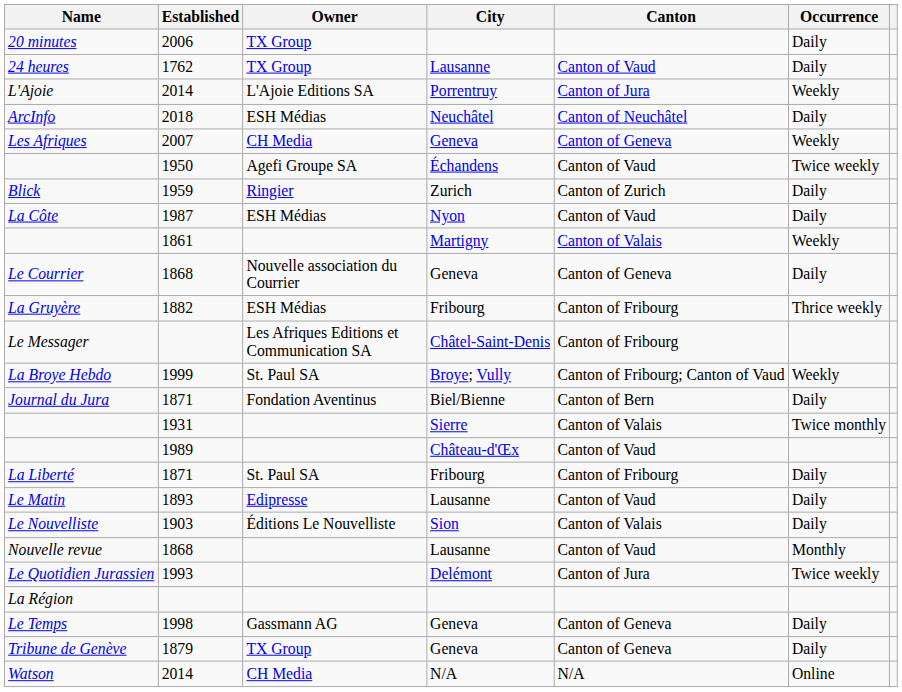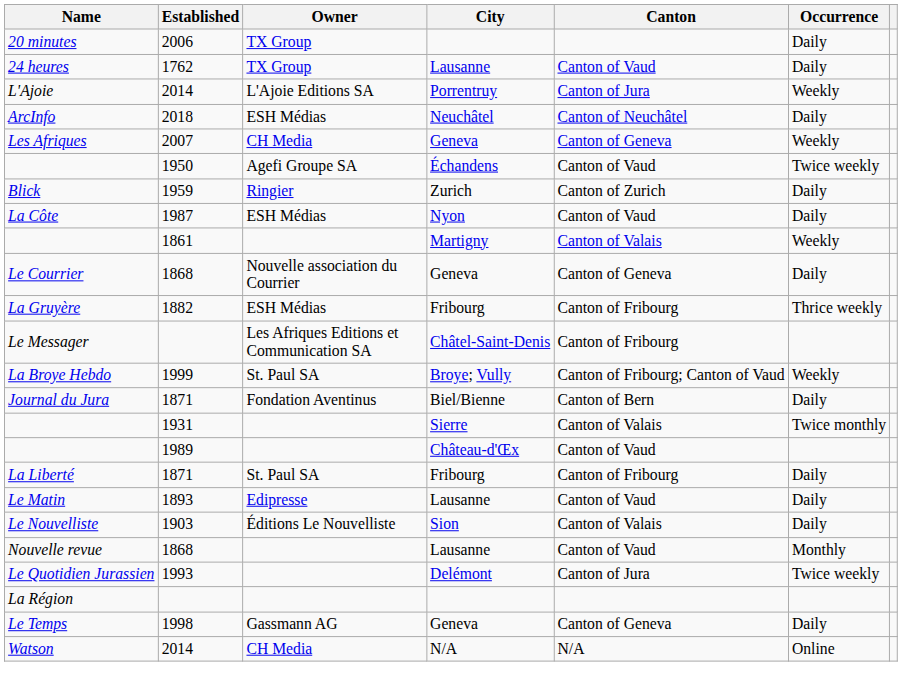- row: (67, 649)
